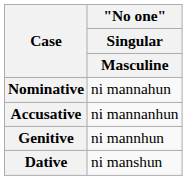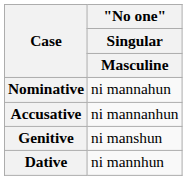(128, 138) ni mannhun -> (127, 138) ni manshun
(127, 162) ni manshun -> (128, 162) ni mannhun
